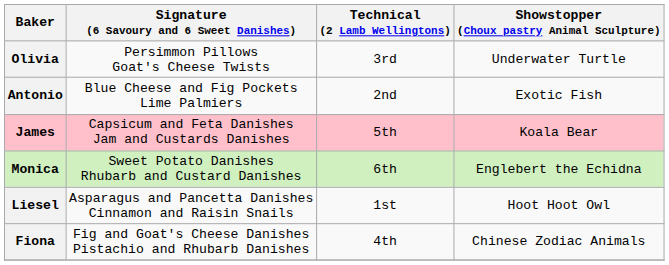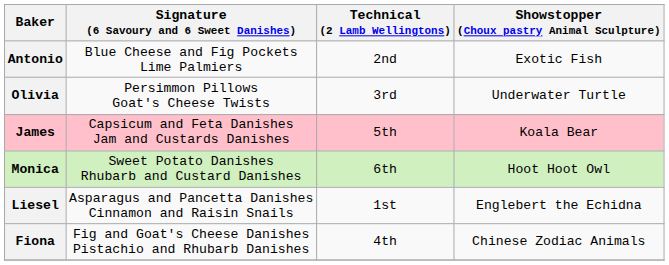rows swapped: (35, 96) <-> (35, 59)
(559, 169) Englebert the Echidna -> (559, 169) Hoot Hoot Owl
(559, 206) Hoot Hoot Owl -> (559, 206) Englebert the Echidna
